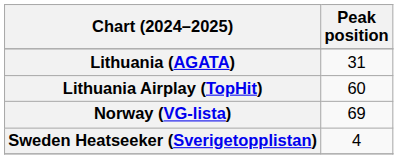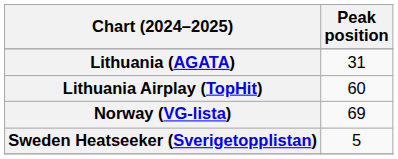(357, 140) 4 -> (357, 140) 5
